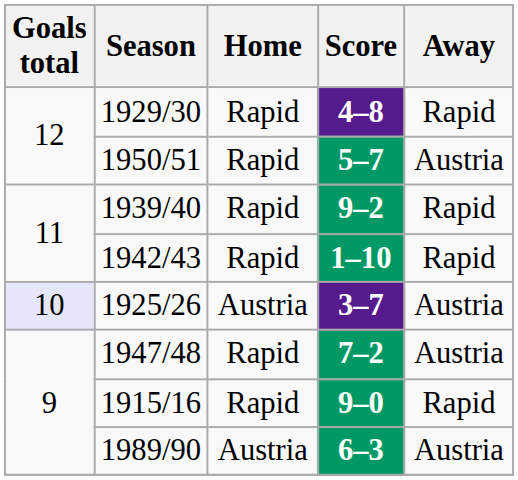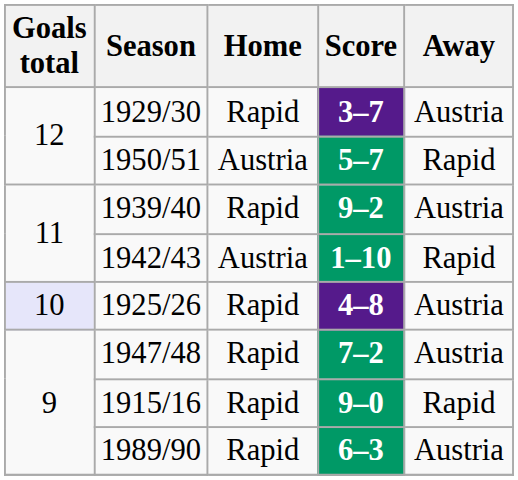(361, 111) 4–8 -> (361, 111) 3–7
(459, 111) Rapid -> (459, 111) Austria
(263, 160) Rapid -> (263, 160) Austria
(459, 160) Austria -> (459, 160) Rapid
(459, 208) Rapid -> (459, 208) Austria
(263, 256) Rapid -> (263, 256) Austria
(263, 305) Austria -> (263, 305) Rapid
(361, 305) 3–7 -> (361, 305) 4–8
(263, 450) Austria -> (263, 450) Rapid
